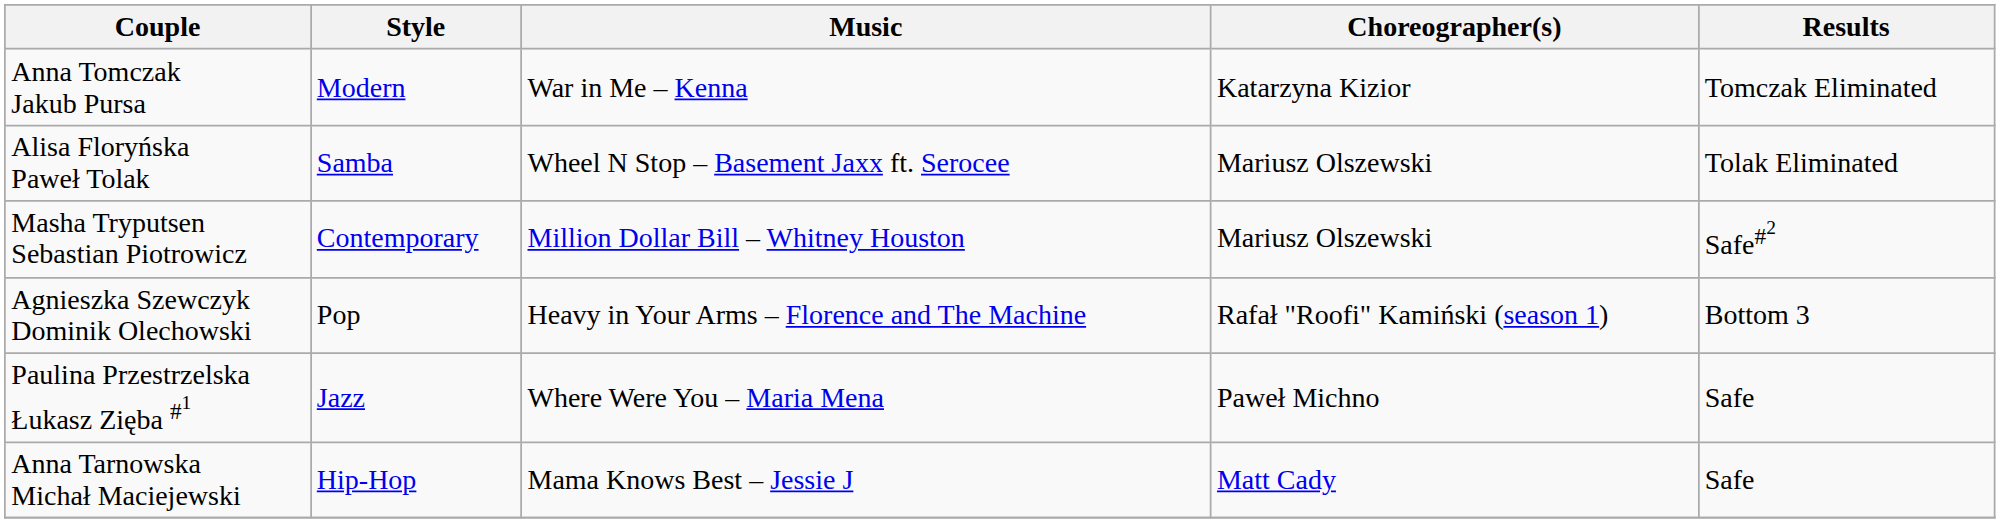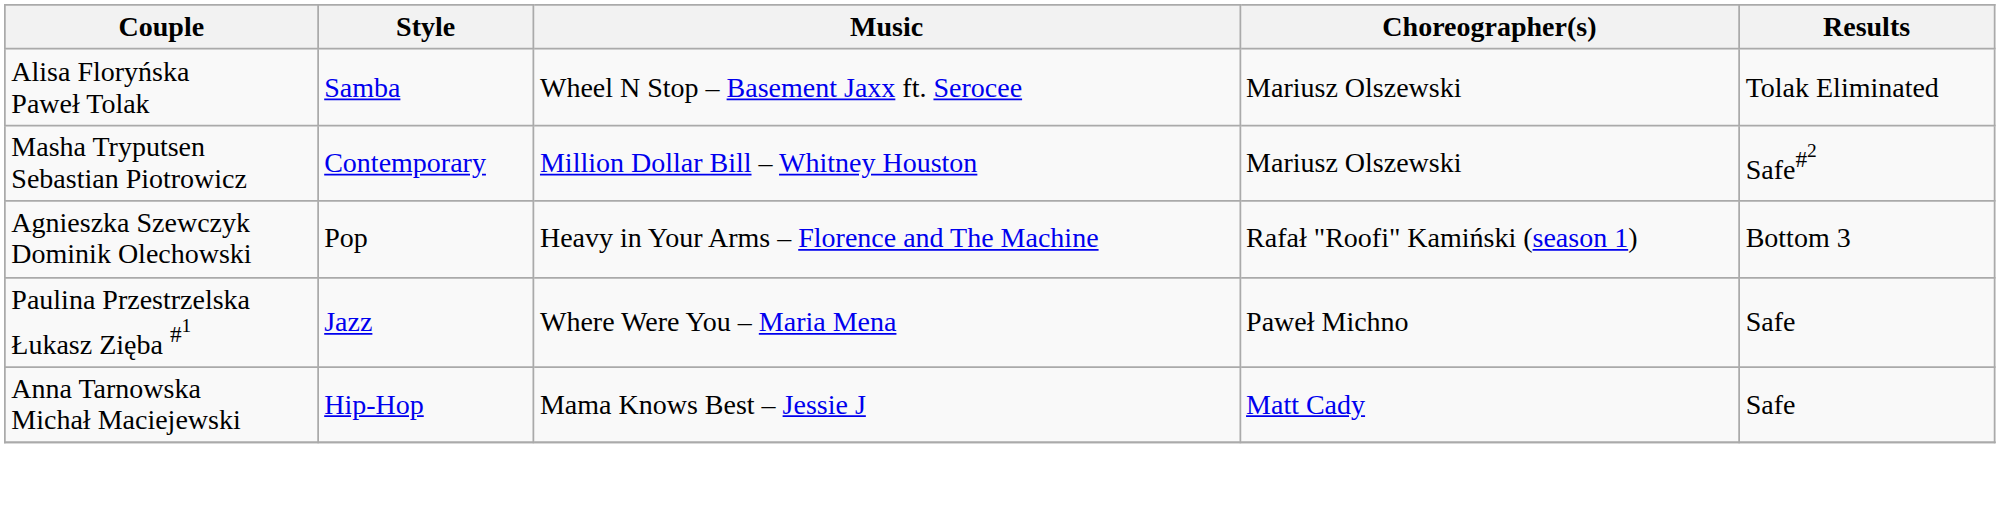- row: (96, 86)
